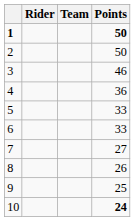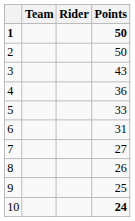columns swapped: (40, 14) <-> (75, 14)
(121, 71) 46 -> (121, 71) 43
(121, 129) 33 -> (121, 129) 31
